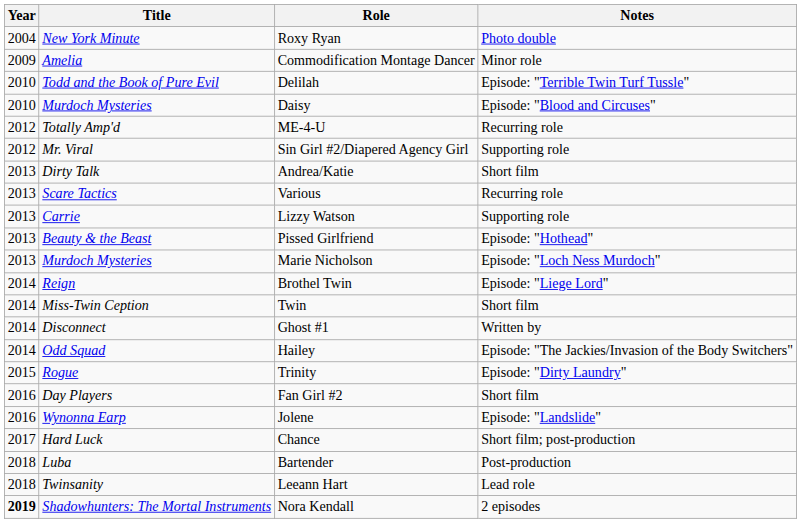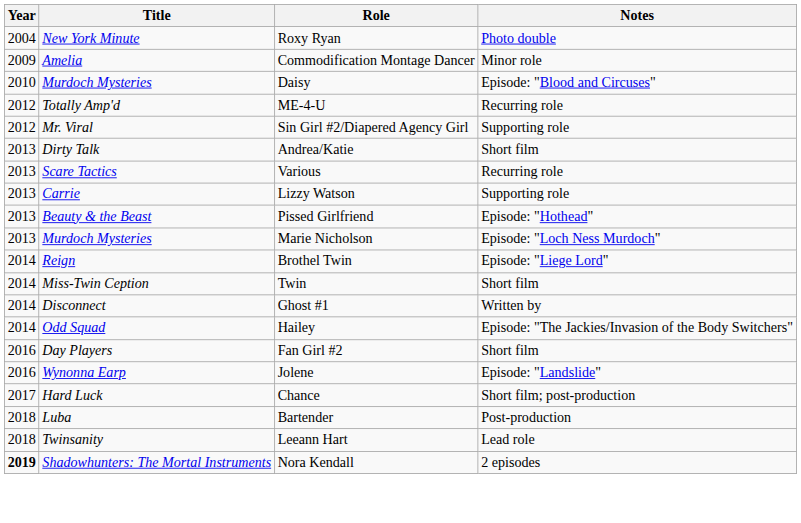- row: (298, 82)
- row: (297, 372)
